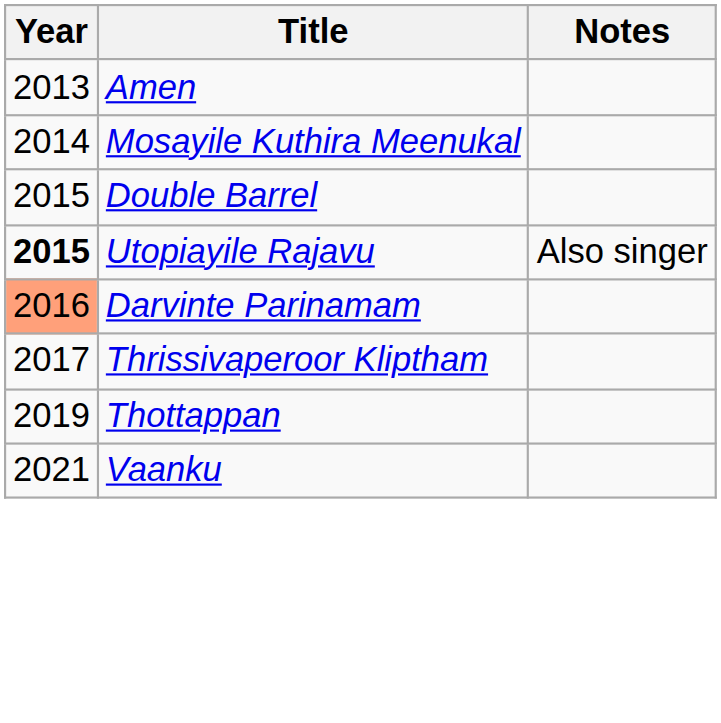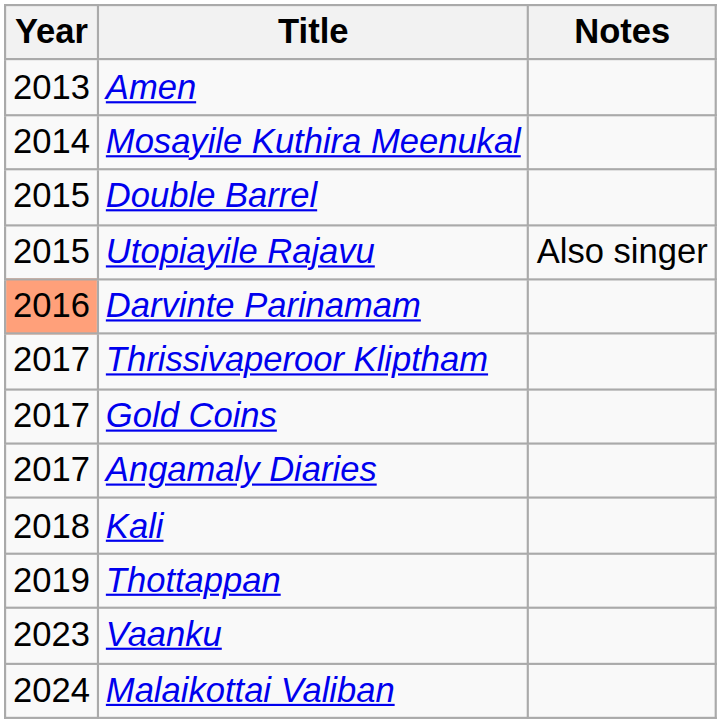(51, 251) bold -> (51, 251) normal
+ row: (191, 415)
+ row: (241, 470)
+ row: (135, 525)
(51, 470) 2021 -> (51, 634) 2023
+ row: (250, 689)
